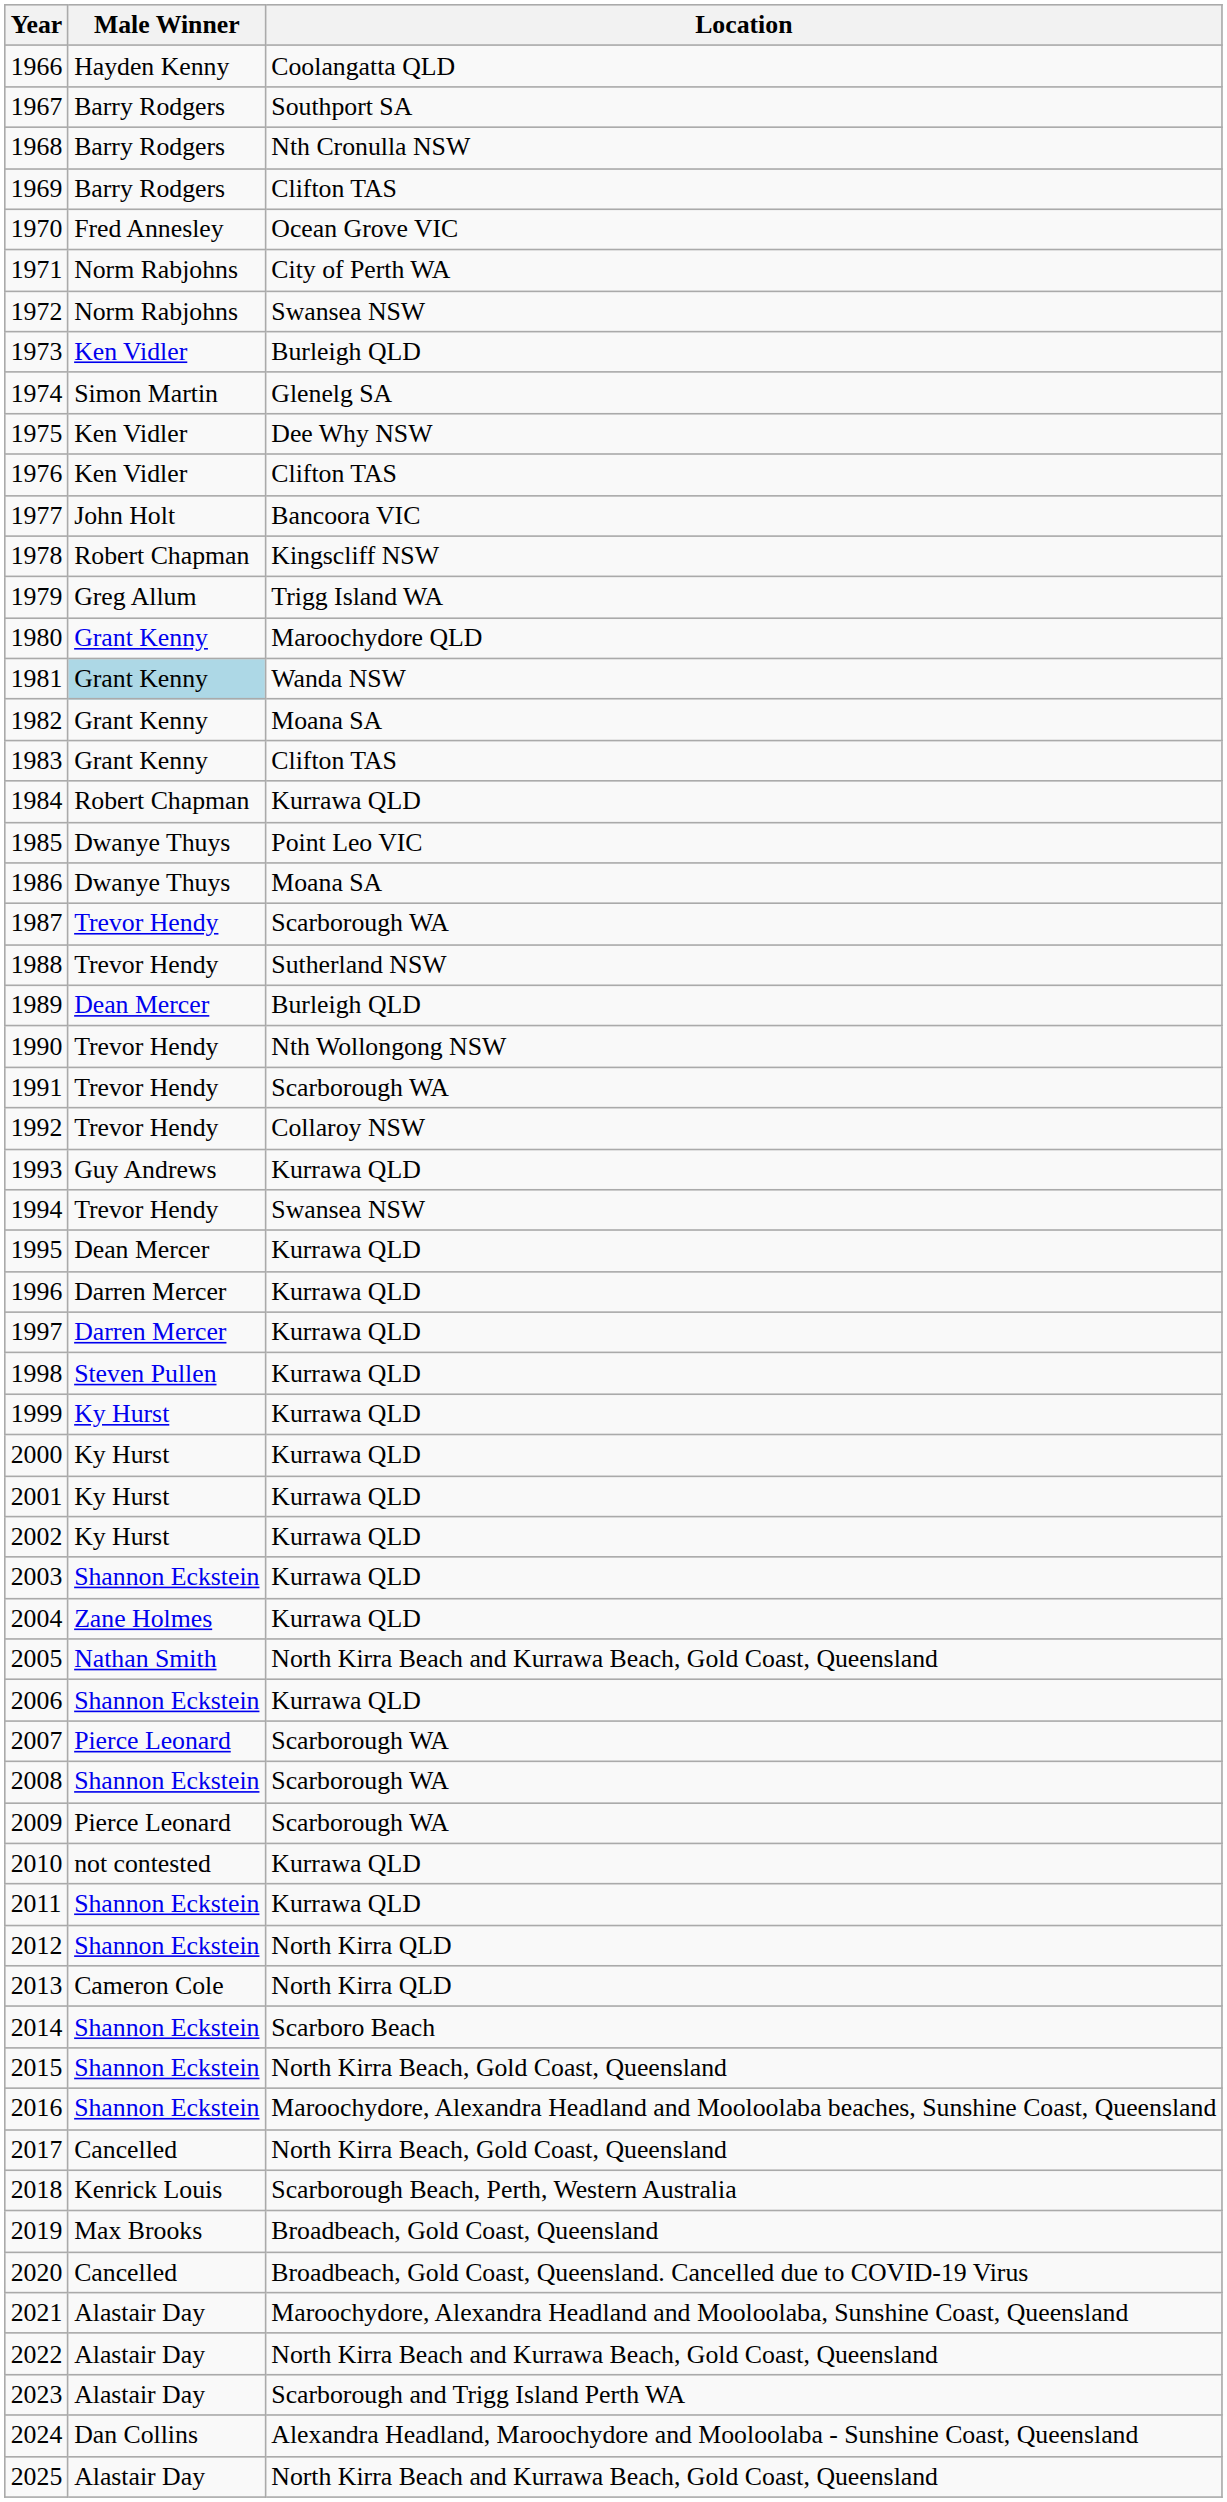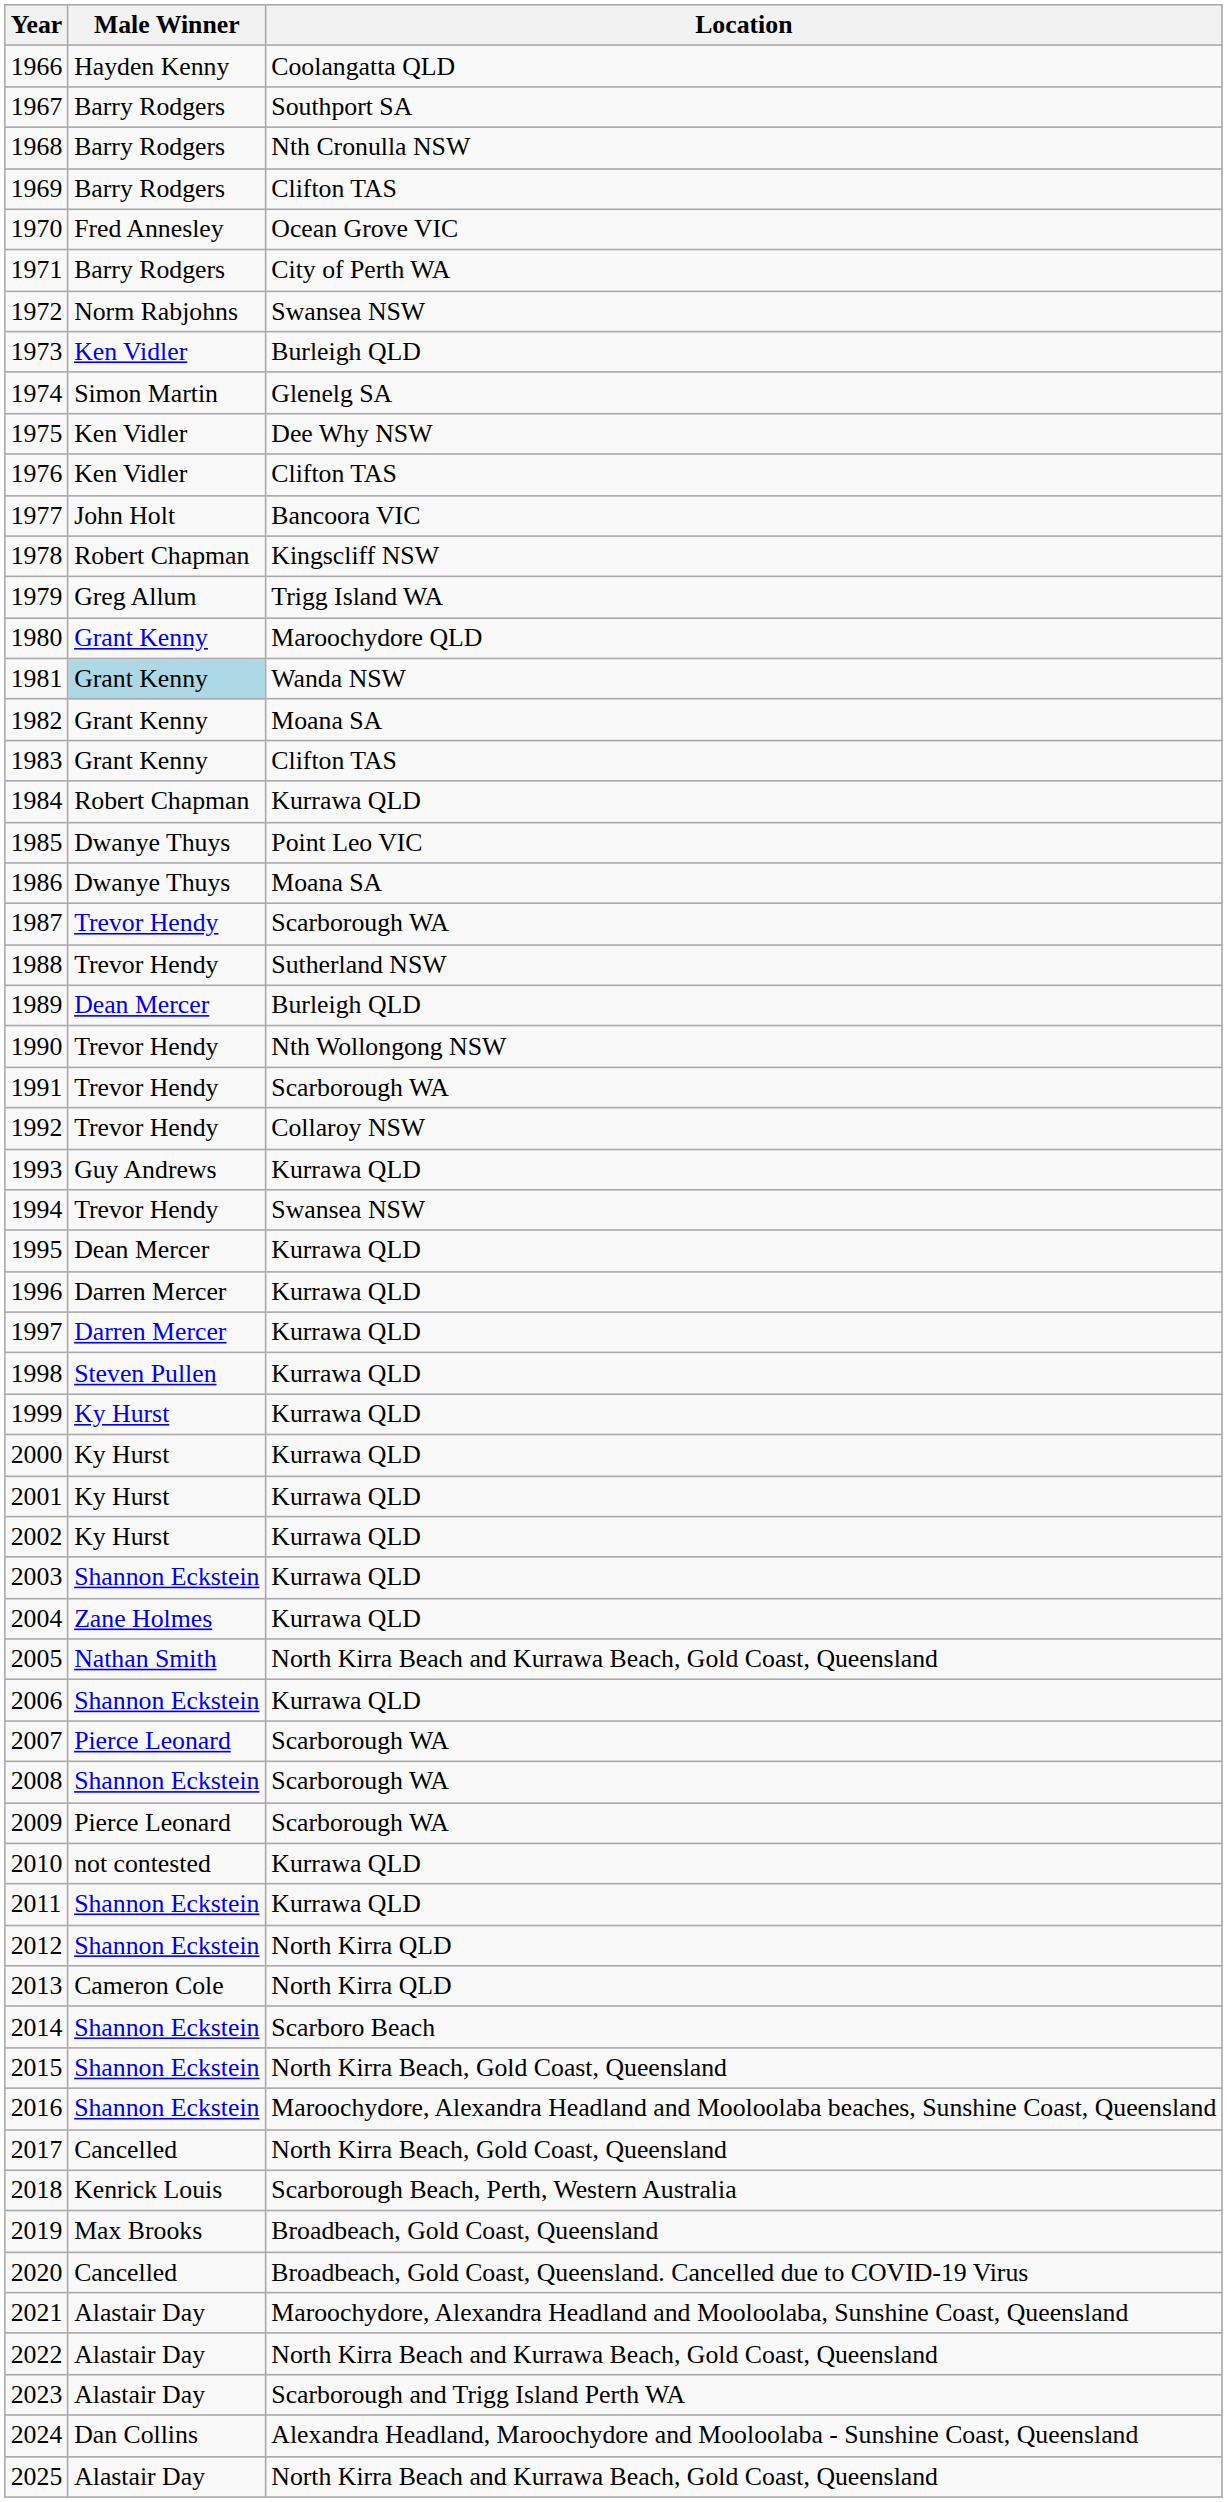(156, 270) Norm Rabjohns -> (150, 270) Barry Rodgers
